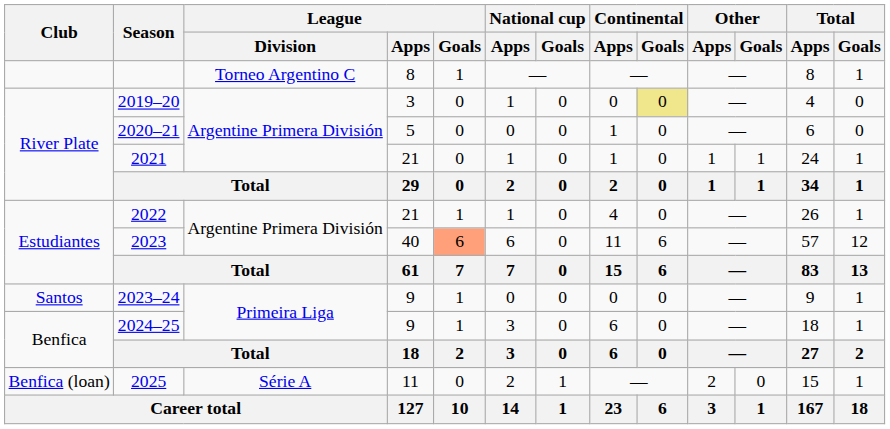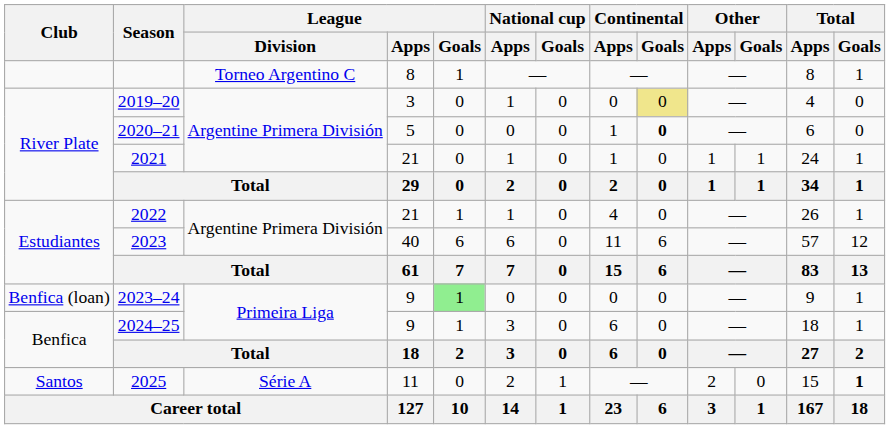(663, 130) normal -> (663, 130) bold
(460, 241) lightsalmon background -> (460, 241) no background
(59, 297) Santos -> (59, 297) Benfica (loan)
(460, 297) no background -> (460, 297) lightgreen background
(59, 381) Benfica (loan) -> (59, 381) Santos
(859, 381) normal -> (859, 381) bold
